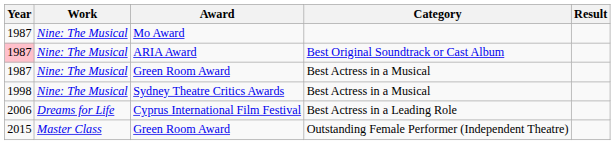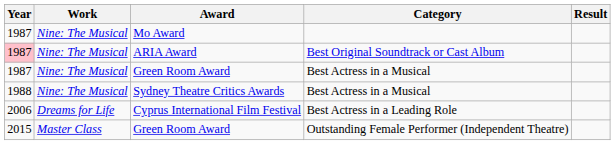(19, 91) 1998 -> (19, 91) 1988
